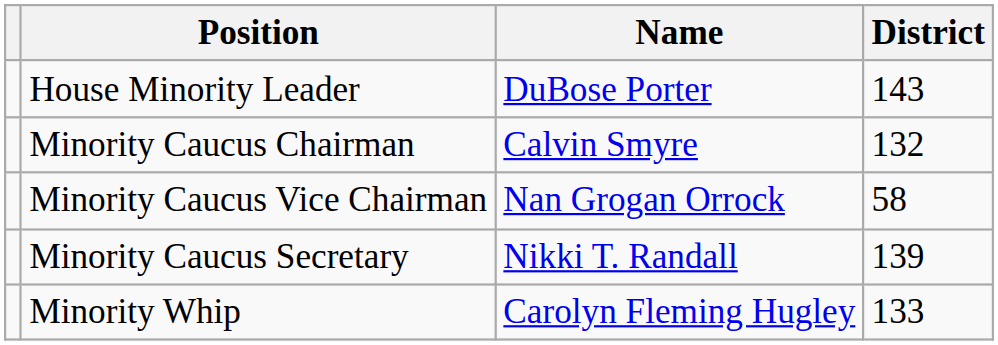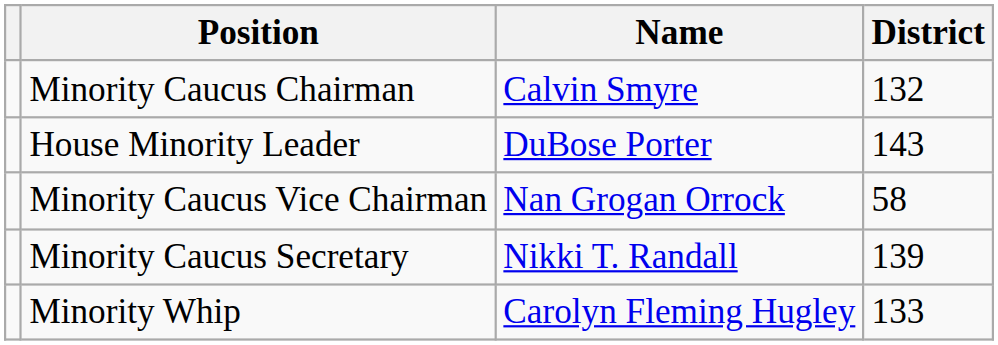rows swapped: (195, 88) <-> (222, 144)
